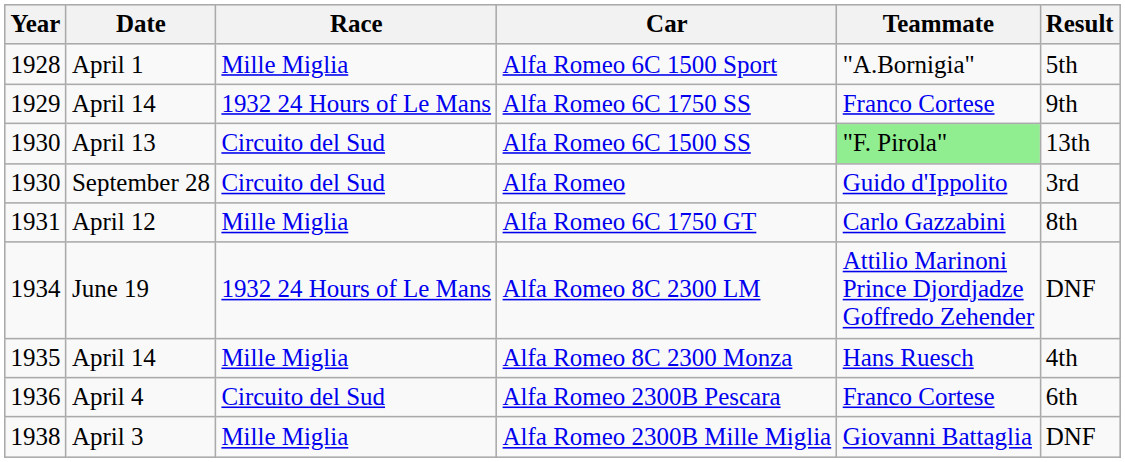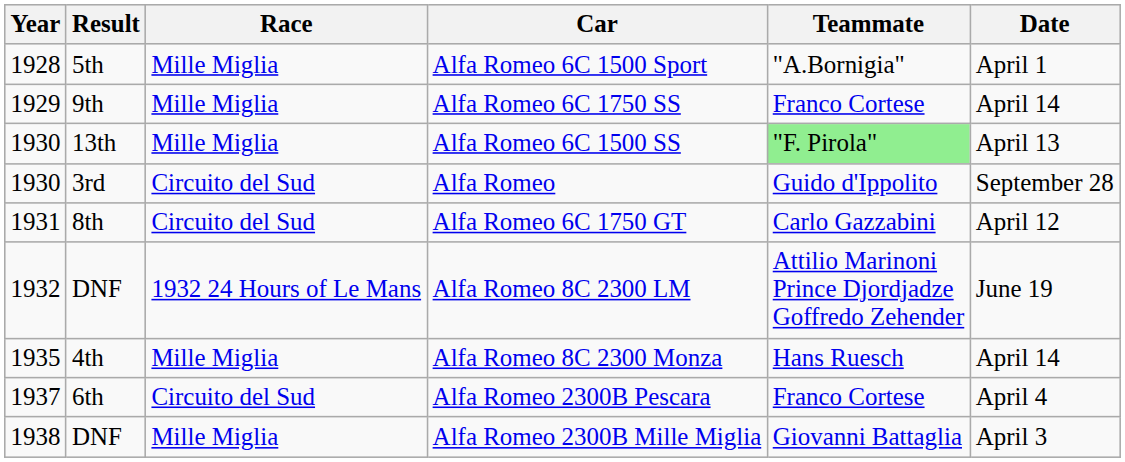columns swapped: (141, 24) <-> (1080, 24)
(356, 103) 1932 24 Hours of Le Mans -> (215, 103) Mille Miglia
(303, 143) Circuito del Sud -> (215, 143) Mille Miglia
(285, 222) Mille Miglia -> (233, 222) Circuito del Sud
(35, 289) 1934 -> (35, 289) 1932
(35, 397) 1936 -> (35, 397) 1937
